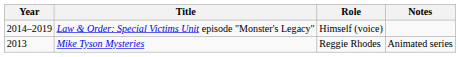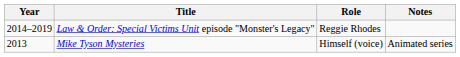(351, 28) Himself (voice) -> (350, 28) Reggie Rhodes
(350, 44) Reggie Rhodes -> (351, 44) Himself (voice)
